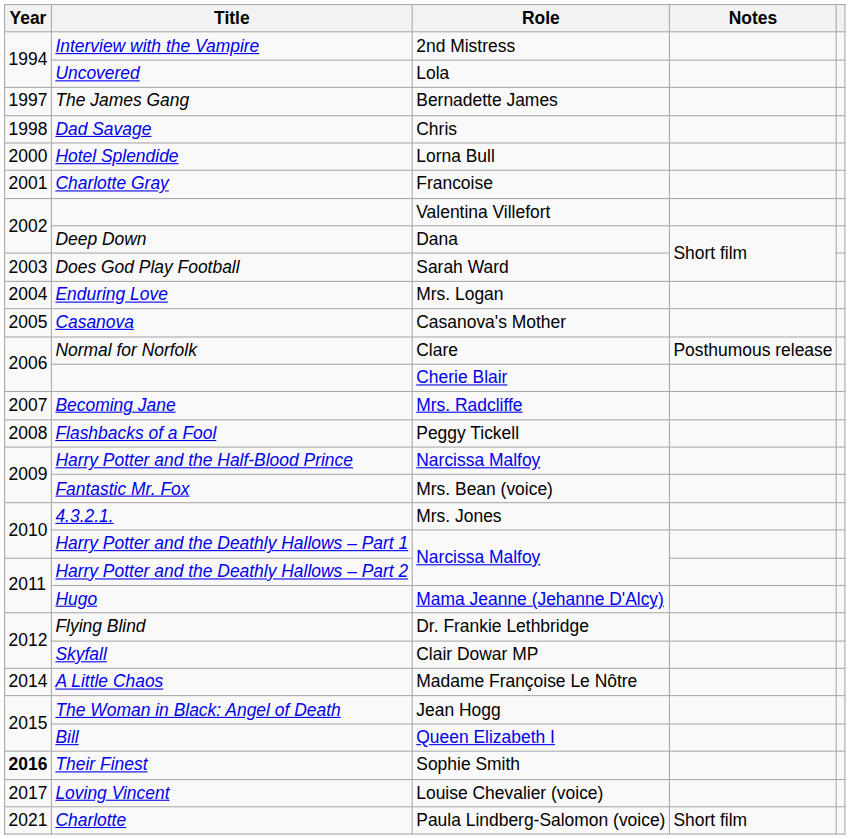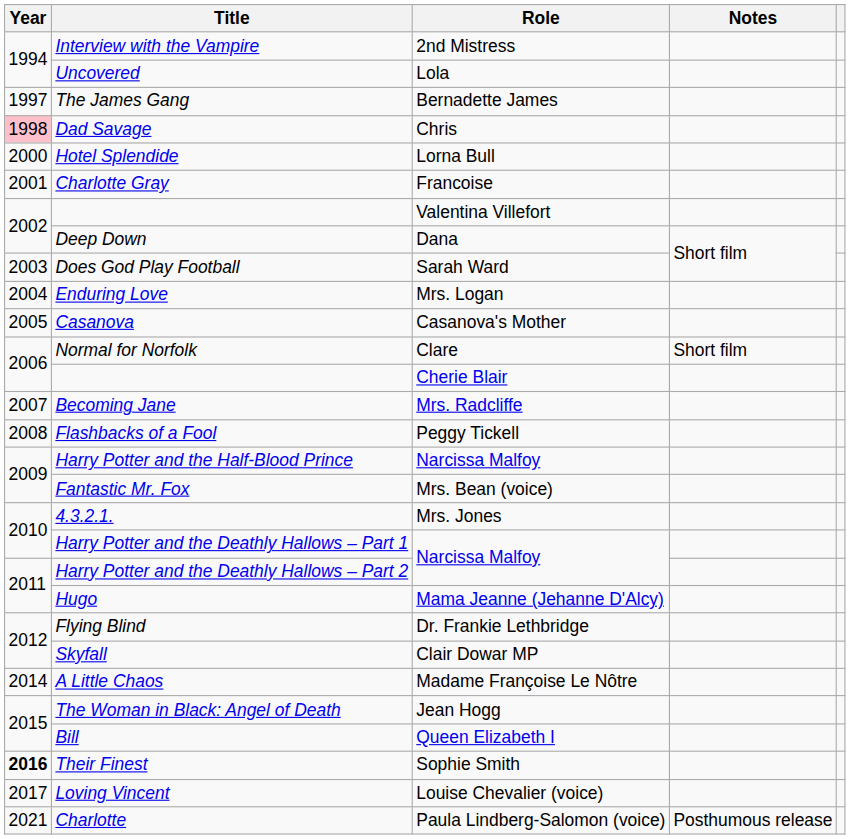(28, 128) no background -> (28, 128) pink background
(753, 350) Posthumous release -> (710, 350) Short film
(710, 820) Short film -> (753, 820) Posthumous release
